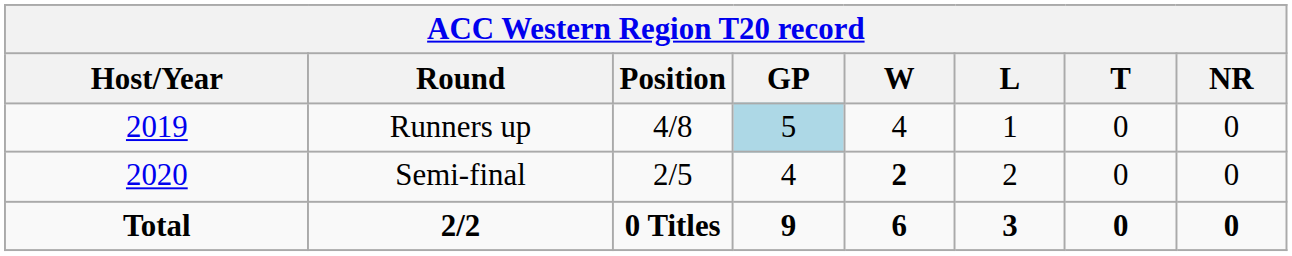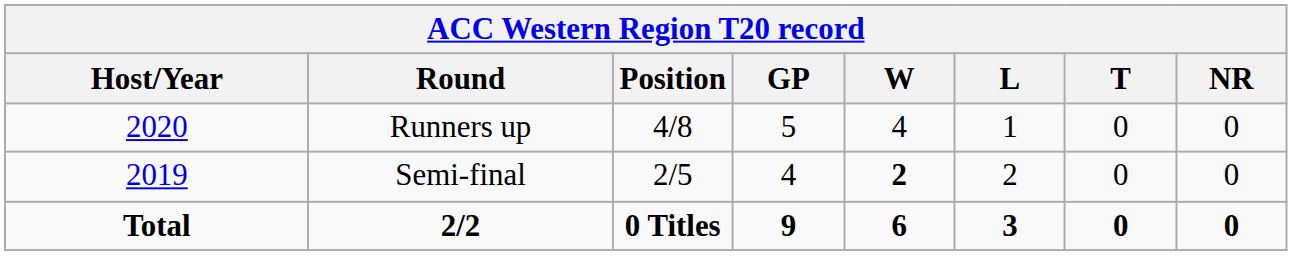(157, 126) 2019 -> (157, 126) 2020
(788, 126) lightblue background -> (788, 126) no background
(157, 175) 2020 -> (157, 175) 2019
